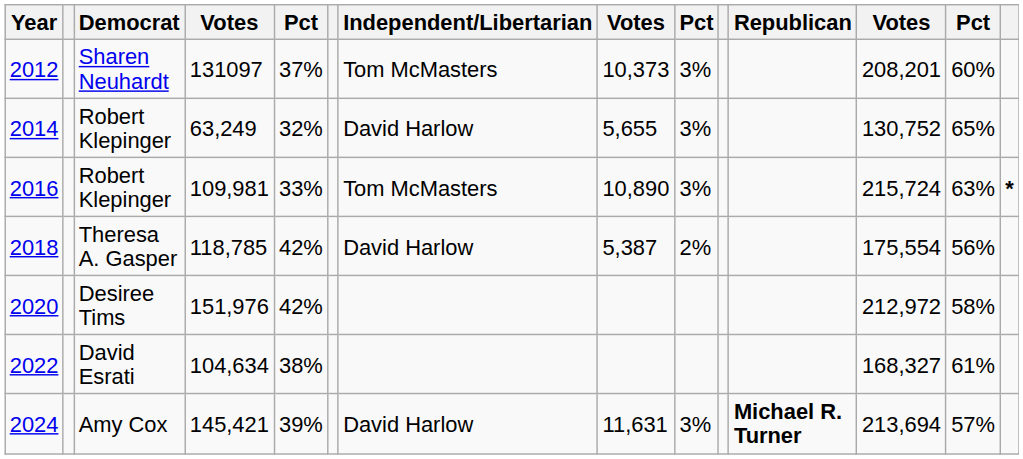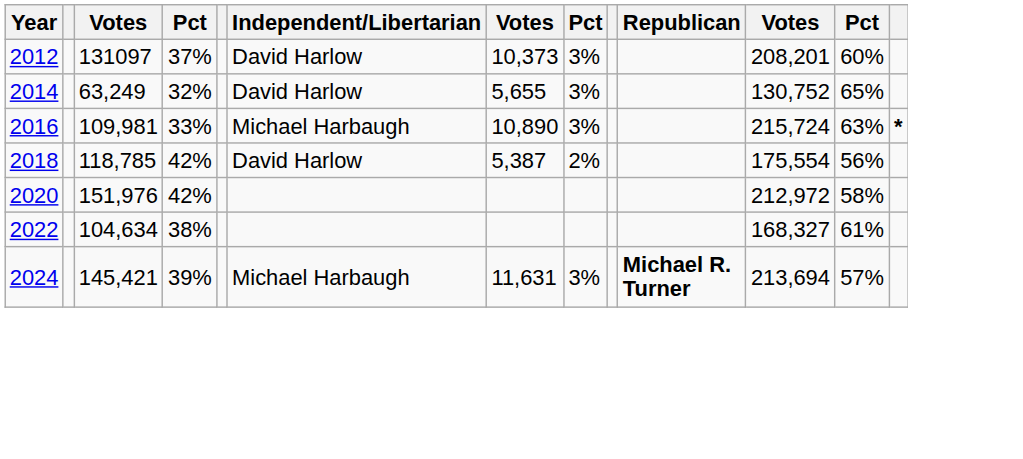- column: (129, 22)
(420, 69) Tom McMasters -> (297, 57) David Harlow
(420, 187) Tom McMasters -> (321, 126) Michael Harbaugh
(408, 424) David Harlow -> (321, 277) Michael Harbaugh
